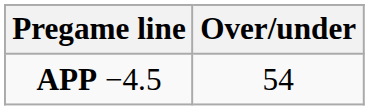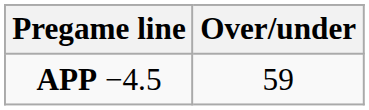(278, 78) 54 -> (278, 78) 59
